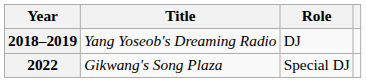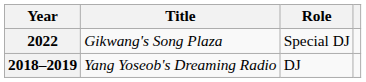rows swapped: (43, 41) <-> (43, 65)
